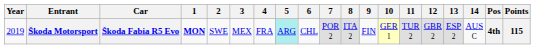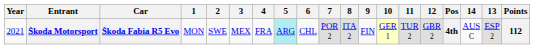columns swapped: (454, 11) <-> (494, 11)
(15, 31) 2019 -> (15, 31) 2021
(194, 31) bold -> (194, 31) normal
(517, 31) 115 -> (516, 31) 112
